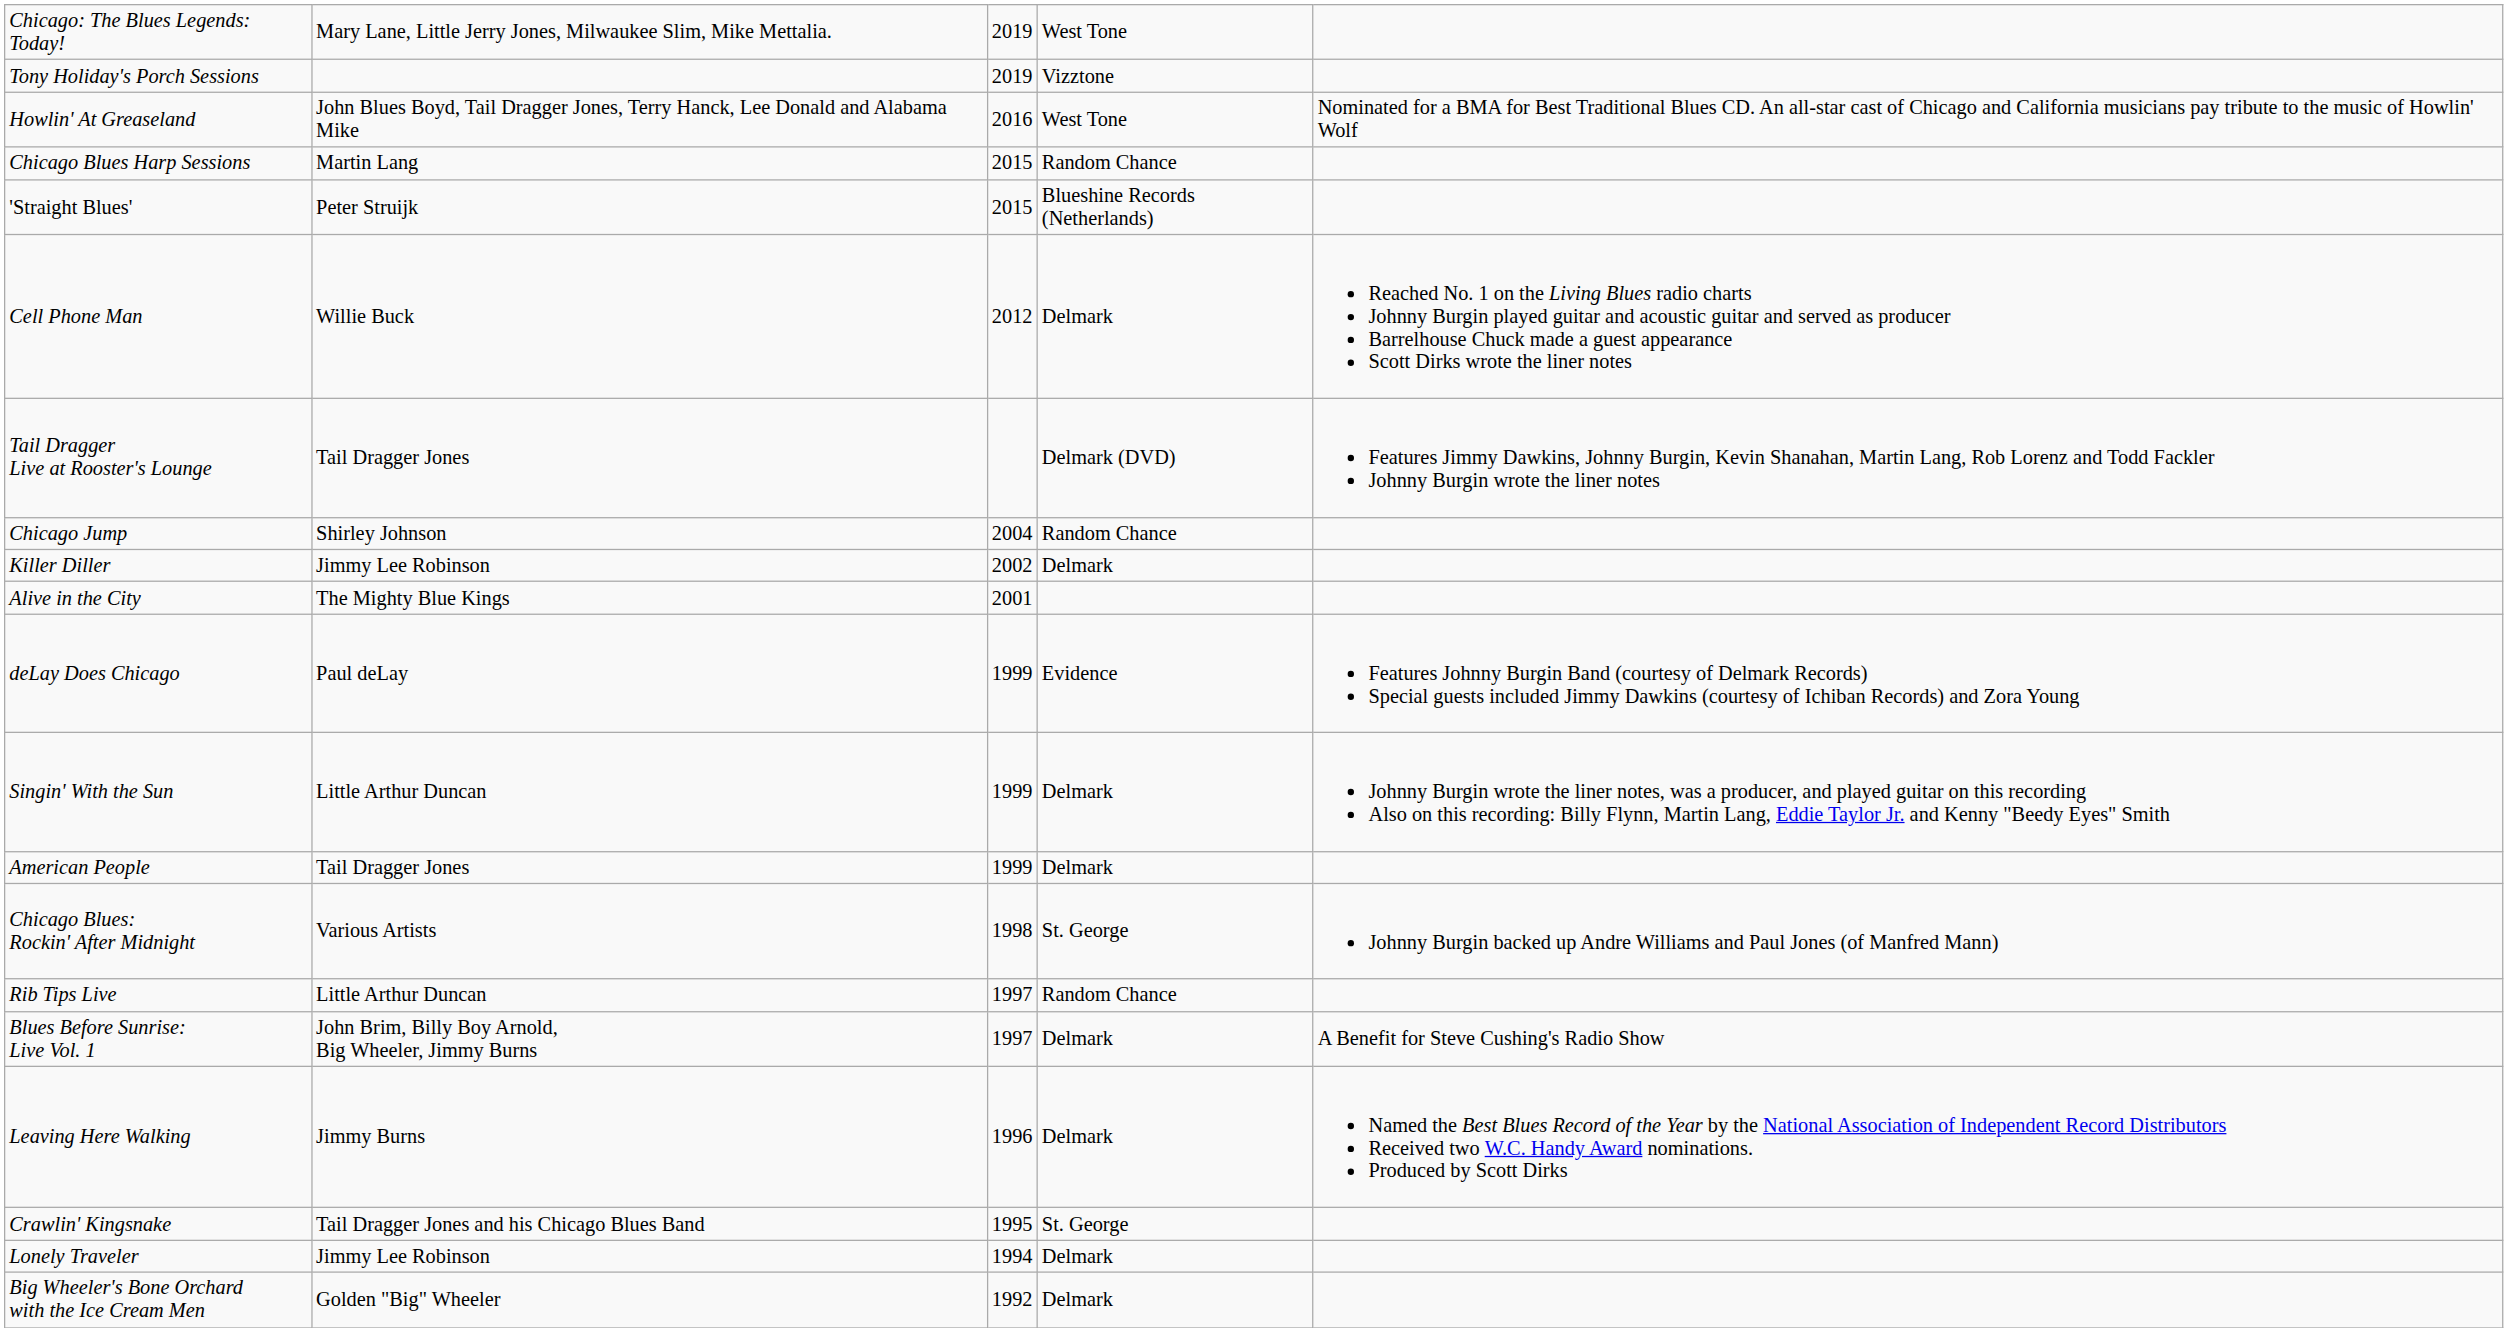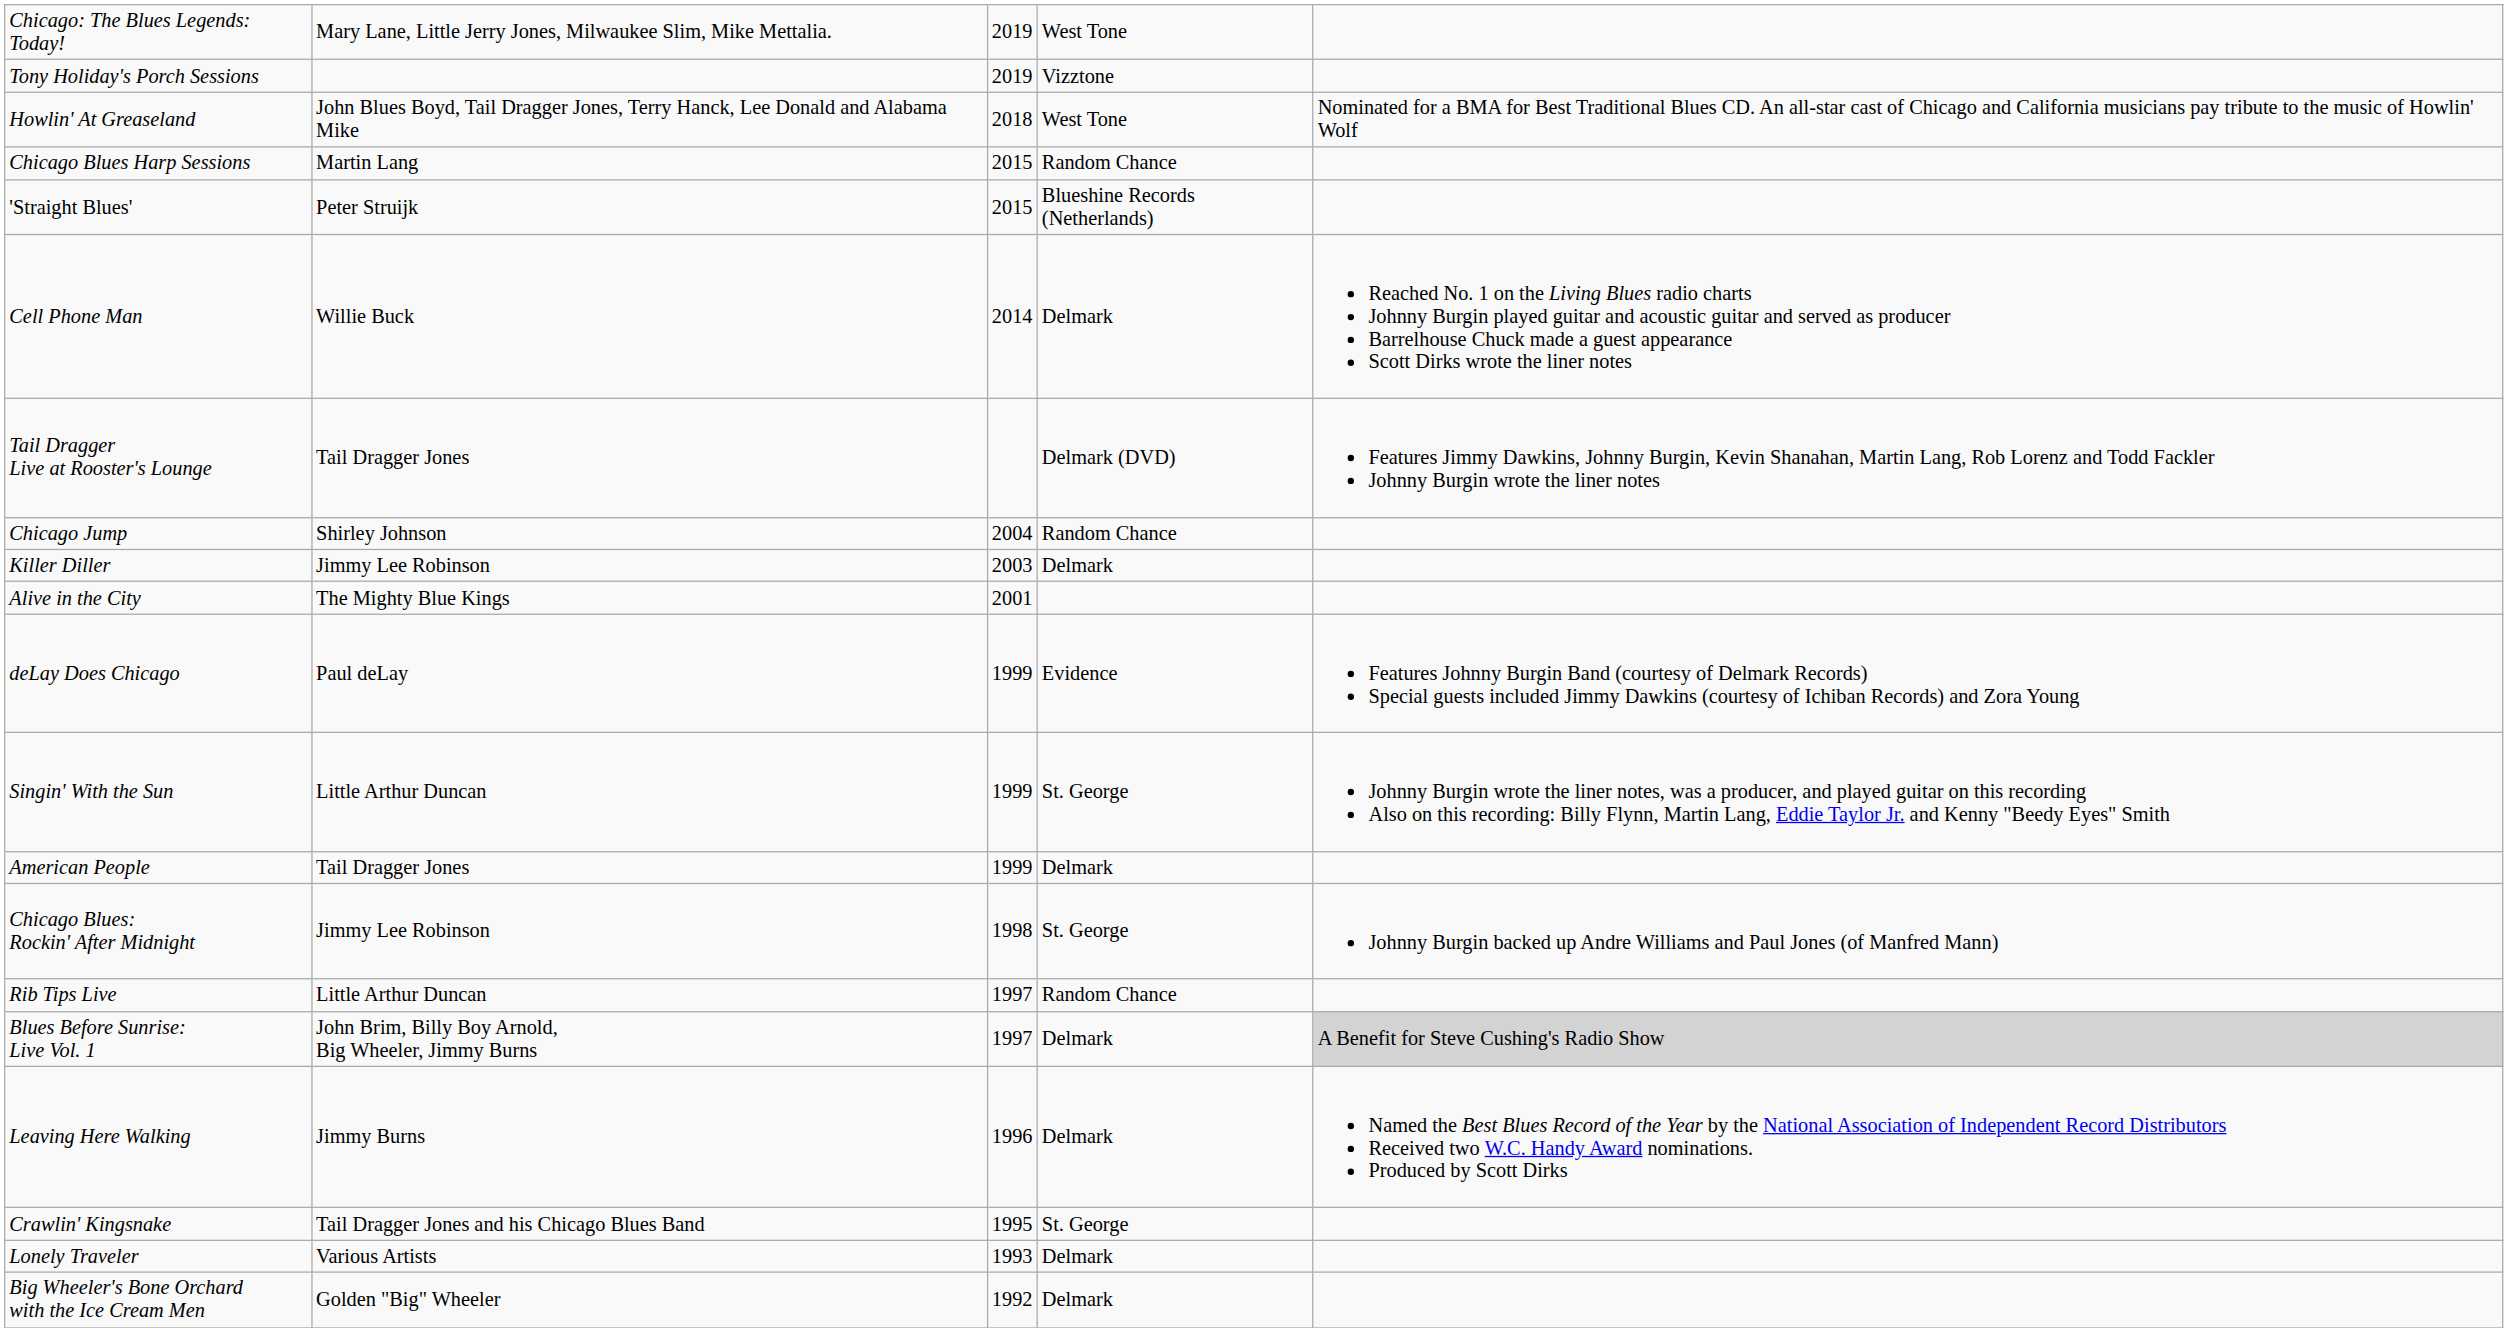(1012, 119) 2016 -> (1012, 119) 2018
(1012, 316) 2012 -> (1012, 316) 2014
(1012, 565) 2002 -> (1012, 565) 2003
(1077, 791) Delmark -> (1085, 791) St. George
(376, 931) Various Artists -> (403, 931) Jimmy Lee Robinson
(1491, 1038) no background -> (1491, 1038) lightgrey background
(403, 1256) Jimmy Lee Robinson -> (376, 1256) Various Artists
(1012, 1256) 1994 -> (1012, 1256) 1993
